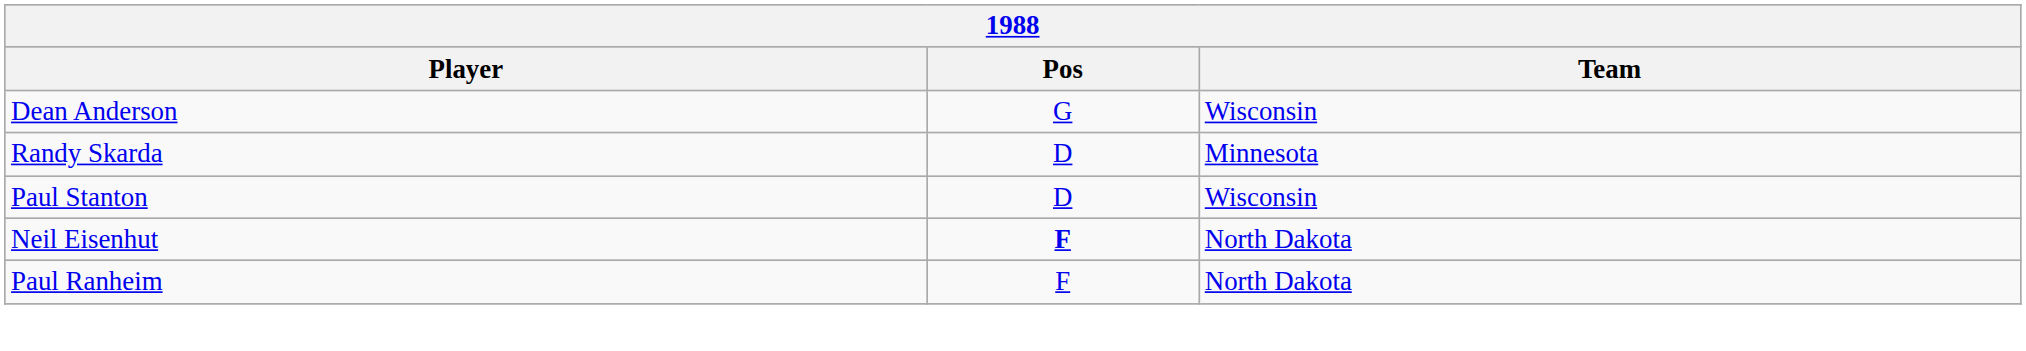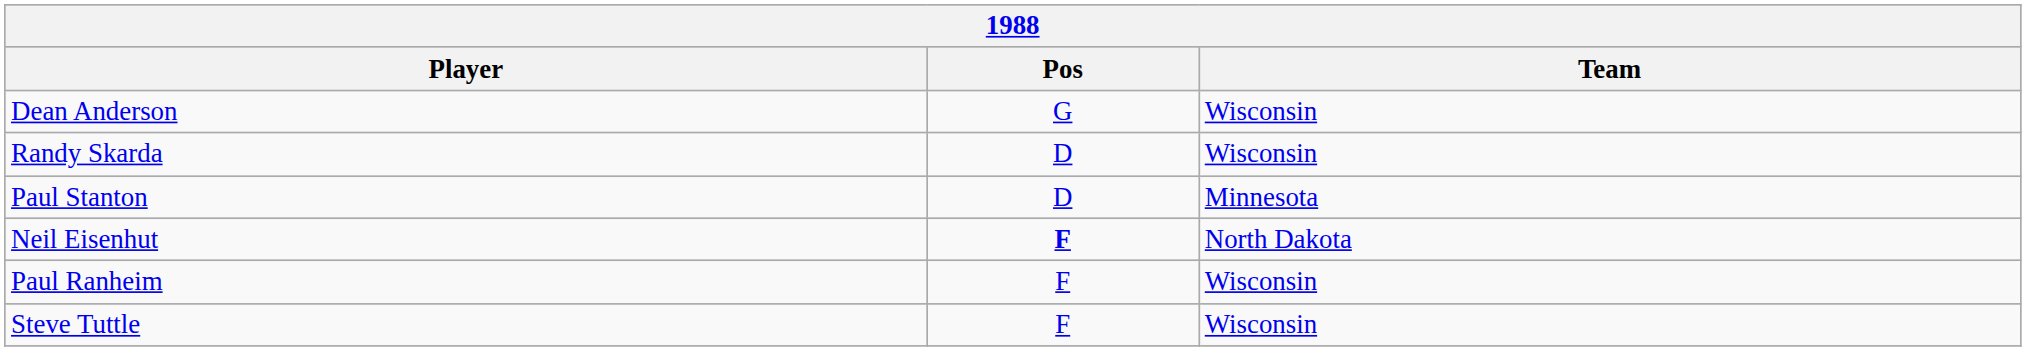(1261, 153) Minnesota -> (1261, 153) Wisconsin
(1261, 196) Wisconsin -> (1261, 196) Minnesota
(1278, 281) North Dakota -> (1261, 281) Wisconsin
+ row: (76, 324)
